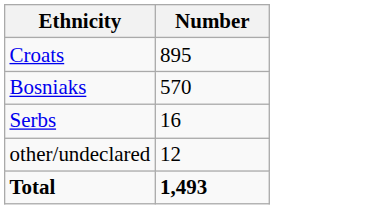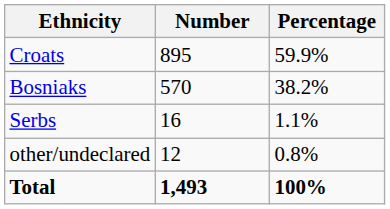+ column: (327, 21)
